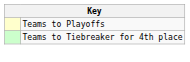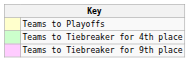+ row: (103, 50)
